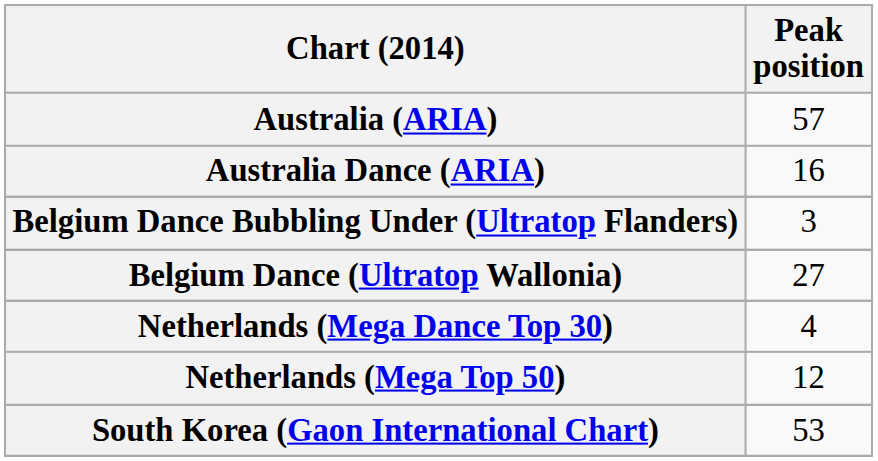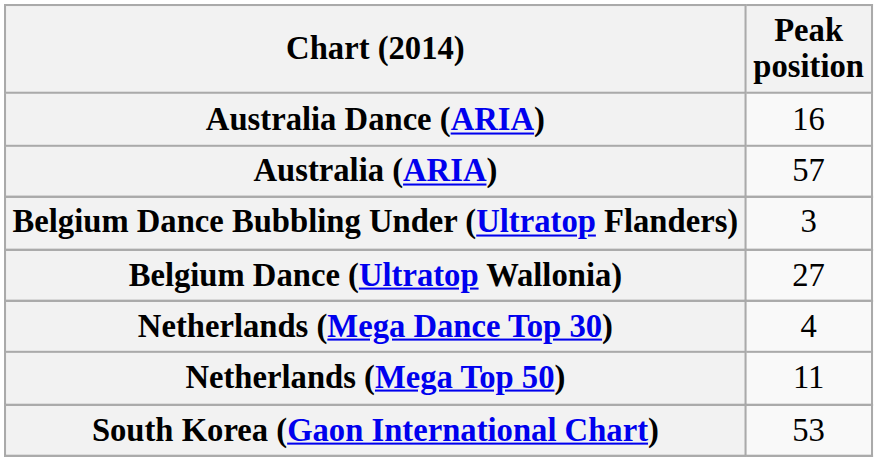rows swapped: (375, 118) <-> (375, 170)
(809, 377) 12 -> (809, 377) 11
